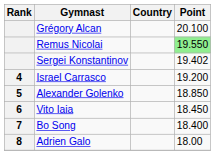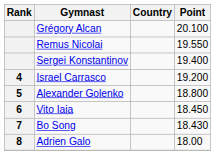(192, 45) lightgreen background -> (192, 45) no background
(192, 61) 19.402 -> (192, 61) 19.400
(192, 93) 18.850 -> (192, 93) 18.800
(192, 126) 18.400 -> (192, 126) 18.430
